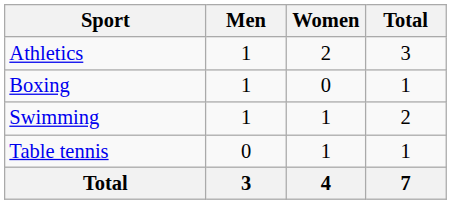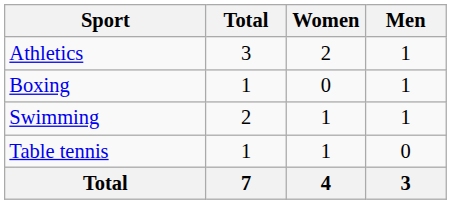columns swapped: (246, 20) <-> (406, 20)
